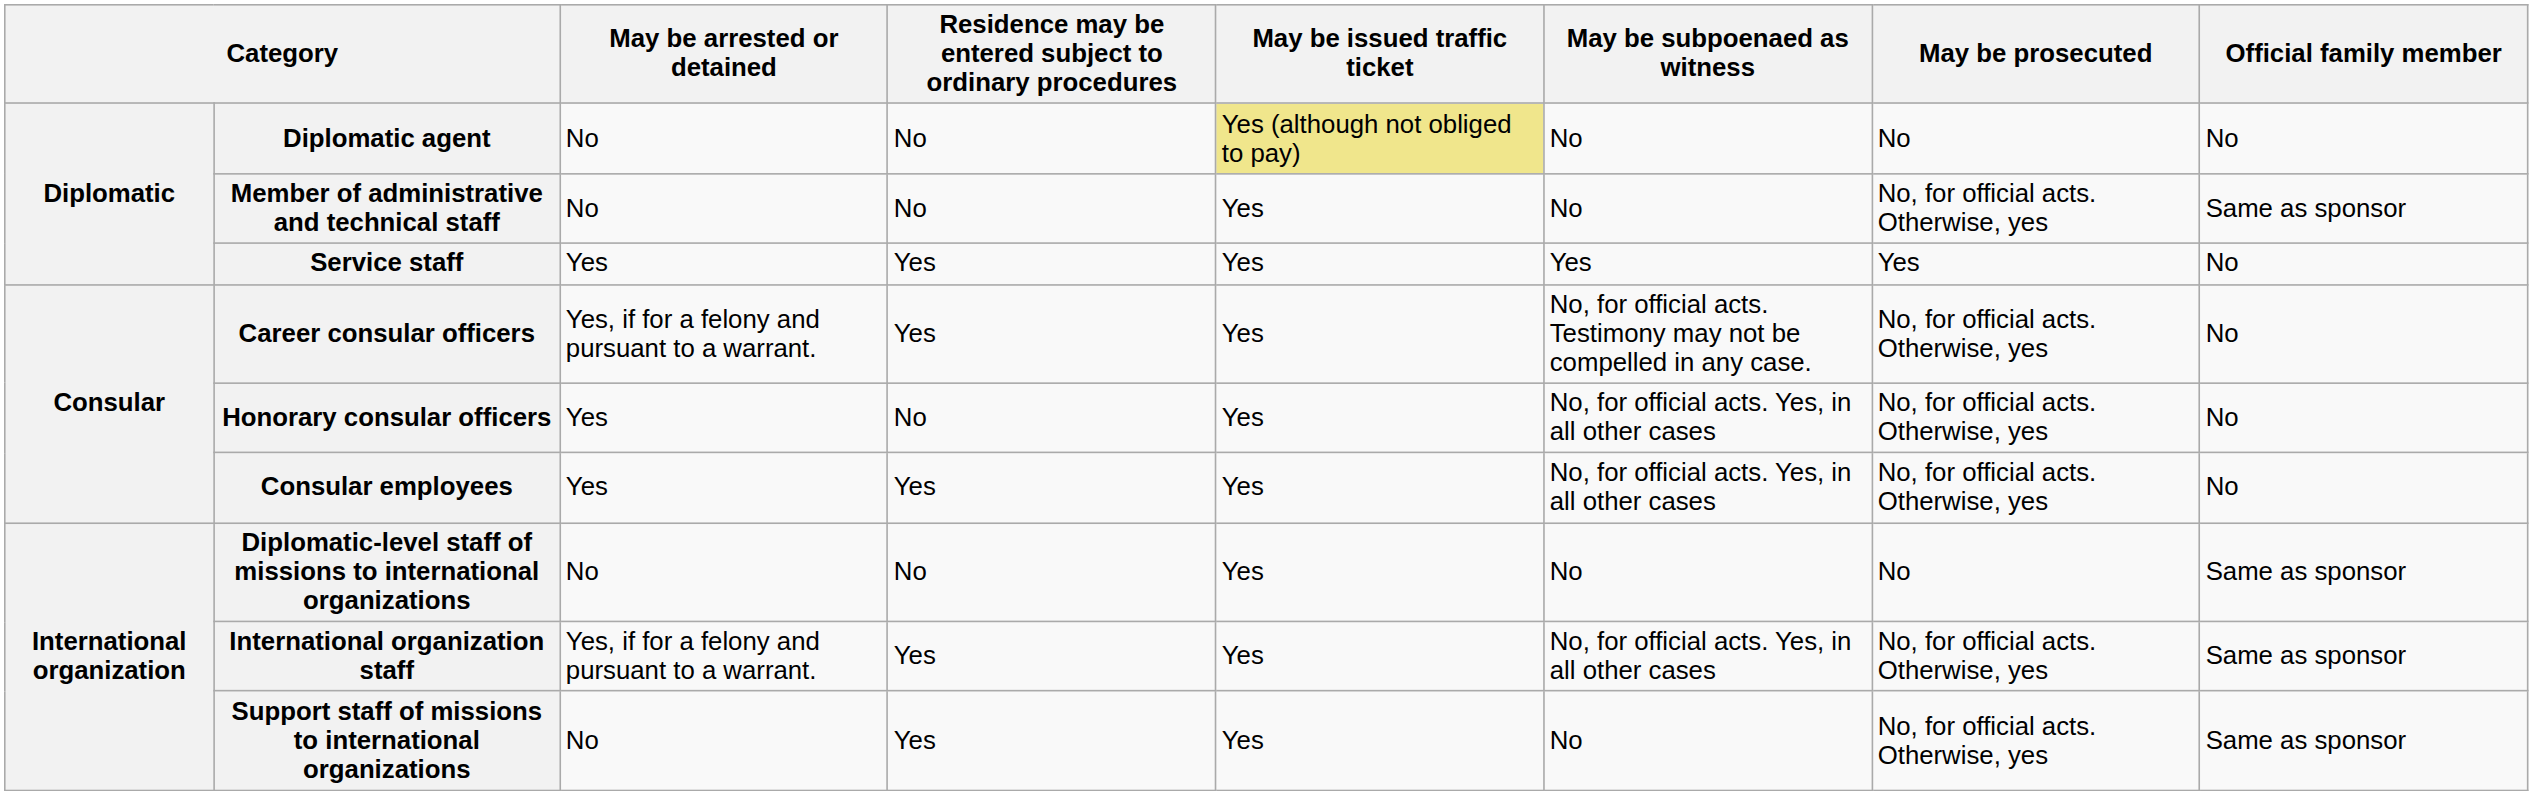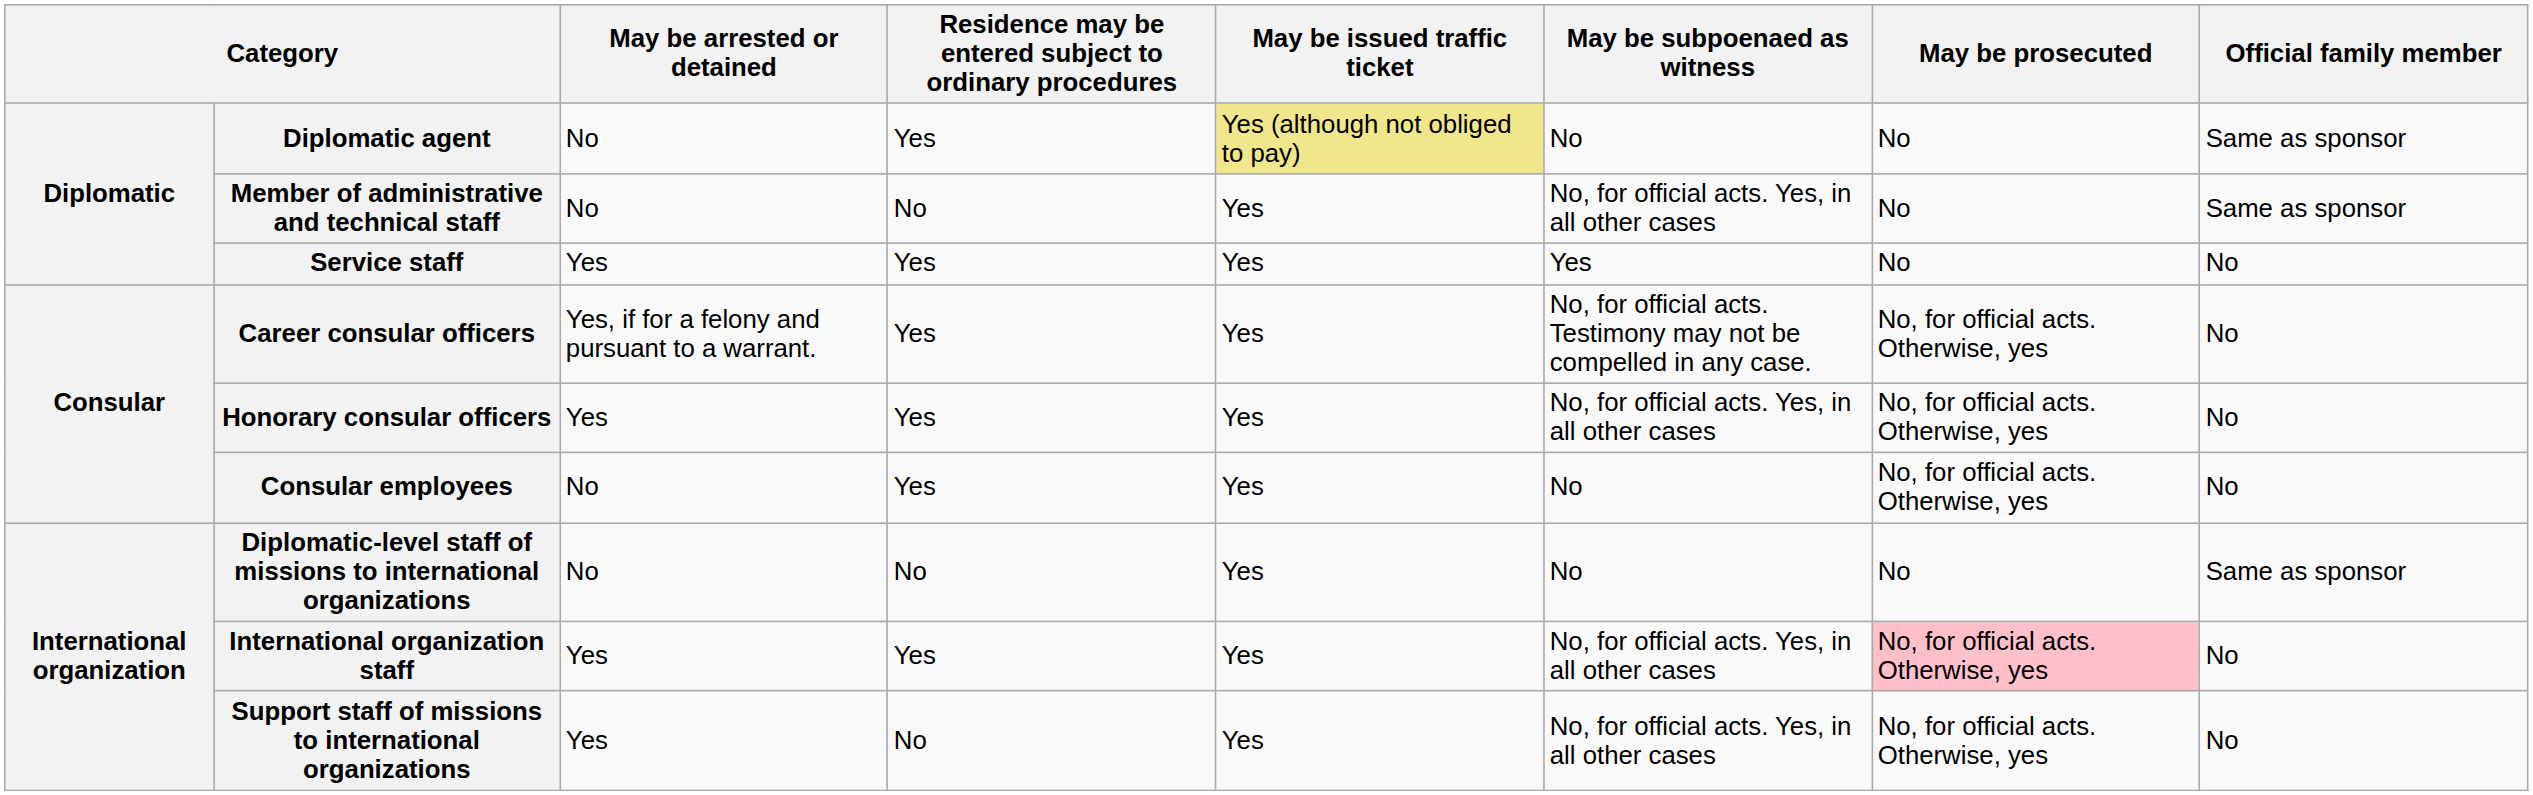(910, 138) No -> (915, 138) Yes
(2222, 138) No -> (2306, 138) Same as sponsor
(1566, 208) No -> (1701, 208) No, for official acts. Yes, in all other cases
(1987, 208) No, for official acts. Otherwise, yes -> (1894, 208) No
(1899, 263) Yes -> (1894, 263) No
(910, 417) No -> (915, 417) Yes
(587, 487) Yes -> (582, 487) No
(1701, 487) No, for official acts. Yes, in all other cases -> (1566, 487) No
(693, 656) Yes, if for a felony and pursuant to a warrant. -> (587, 656) Yes
(1987, 656) no background -> (1987, 656) pink background
(2306, 656) Same as sponsor -> (2222, 656) No
(582, 740) No -> (587, 740) Yes
(915, 740) Yes -> (910, 740) No
(1566, 740) No -> (1701, 740) No, for official acts. Yes, in all other cases
(2306, 740) Same as sponsor -> (2222, 740) No
